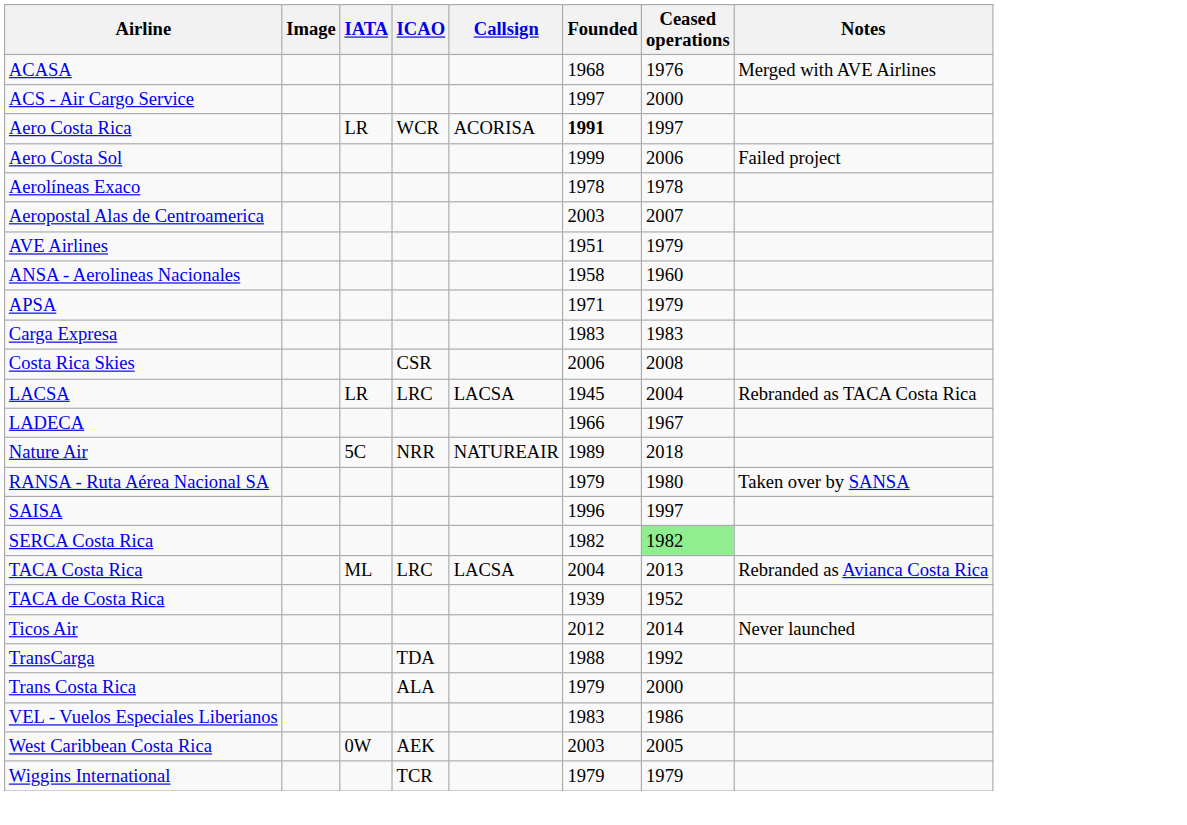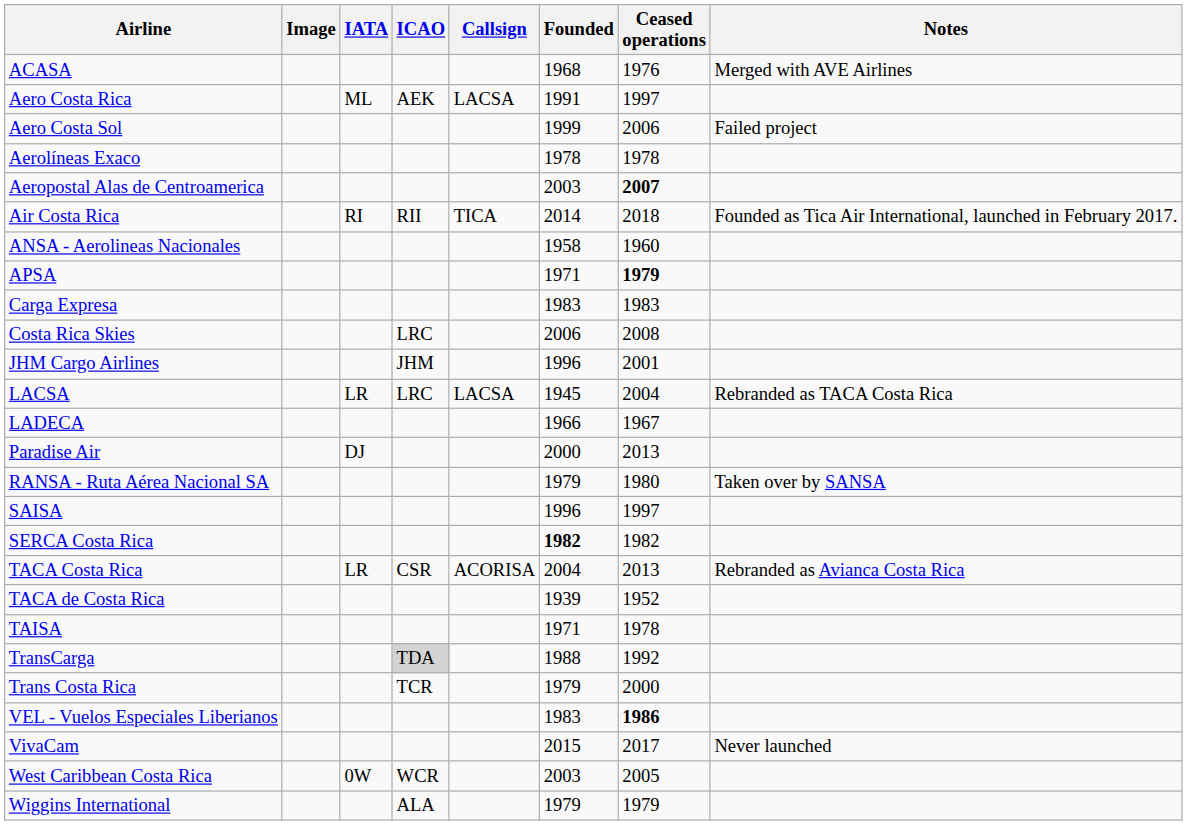- row: (101, 98)
(356, 128) LR -> (358, 98) ML
(418, 128) WCR -> (416, 98) AEK
(494, 128) ACORISA -> (484, 98) LACSA
(586, 128) bold -> (562, 98) normal
(665, 216) normal -> (641, 187) bold
- row: (58, 246)
+ row: (64, 216)
(665, 305) normal -> (641, 275) bold
(414, 363) CSR -> (415, 334) LRC
+ row: (84, 363)
- row: (48, 452)
+ row: (54, 452)
(586, 540) normal -> (562, 540) bold
(665, 540) lightgreen background -> (641, 540) no background
(358, 569) ML -> (356, 569) LR
(415, 569) LRC -> (414, 569) CSR
(484, 569) LACSA -> (494, 569) ACORISA
+ row: (35, 628)
- row: (43, 628)
(416, 658) no background -> (416, 658) lightgrey background
(416, 687) ALA -> (415, 687) TCR
(665, 717) normal -> (641, 717) bold
+ row: (44, 746)
(416, 746) AEK -> (418, 775) WCR
(415, 775) TCR -> (416, 805) ALA
